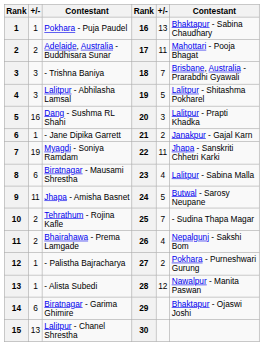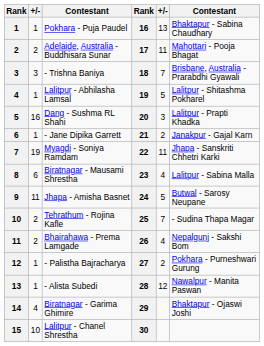(35, 95) 3 -> (35, 95) 1
(35, 308) 6 -> (35, 308) 4
(35, 330) 13 -> (35, 330) 10
